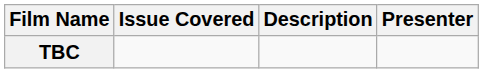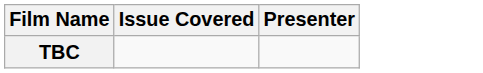- column: (318, 20)
